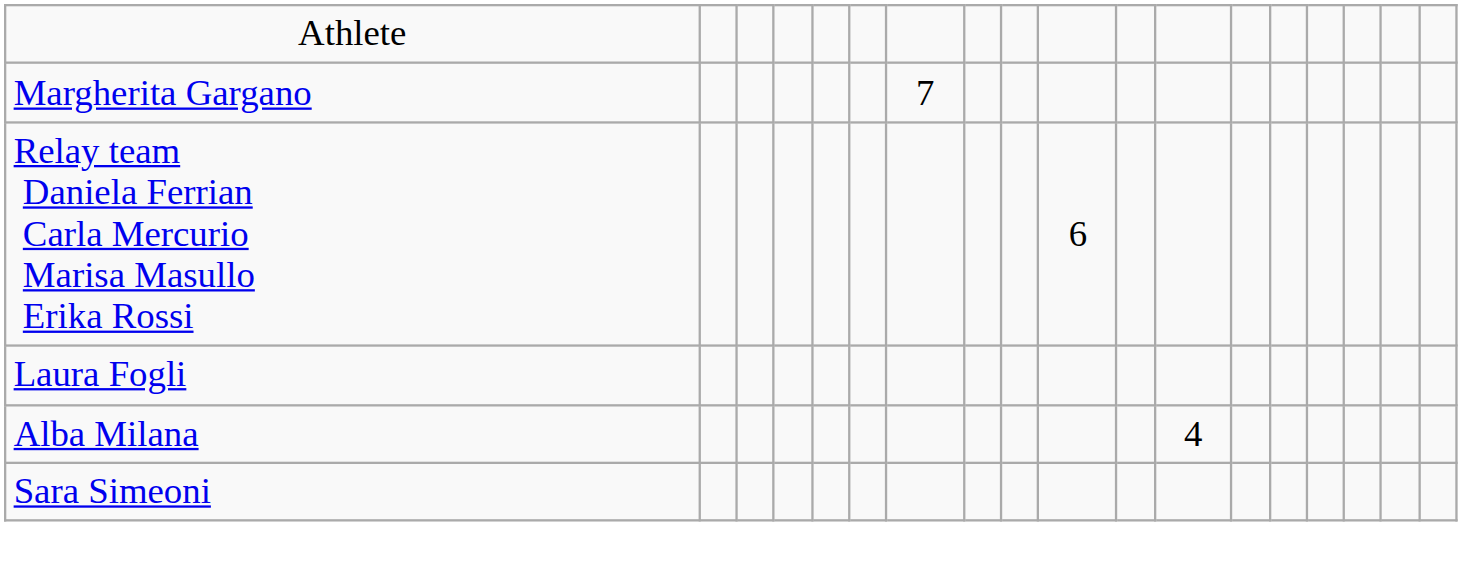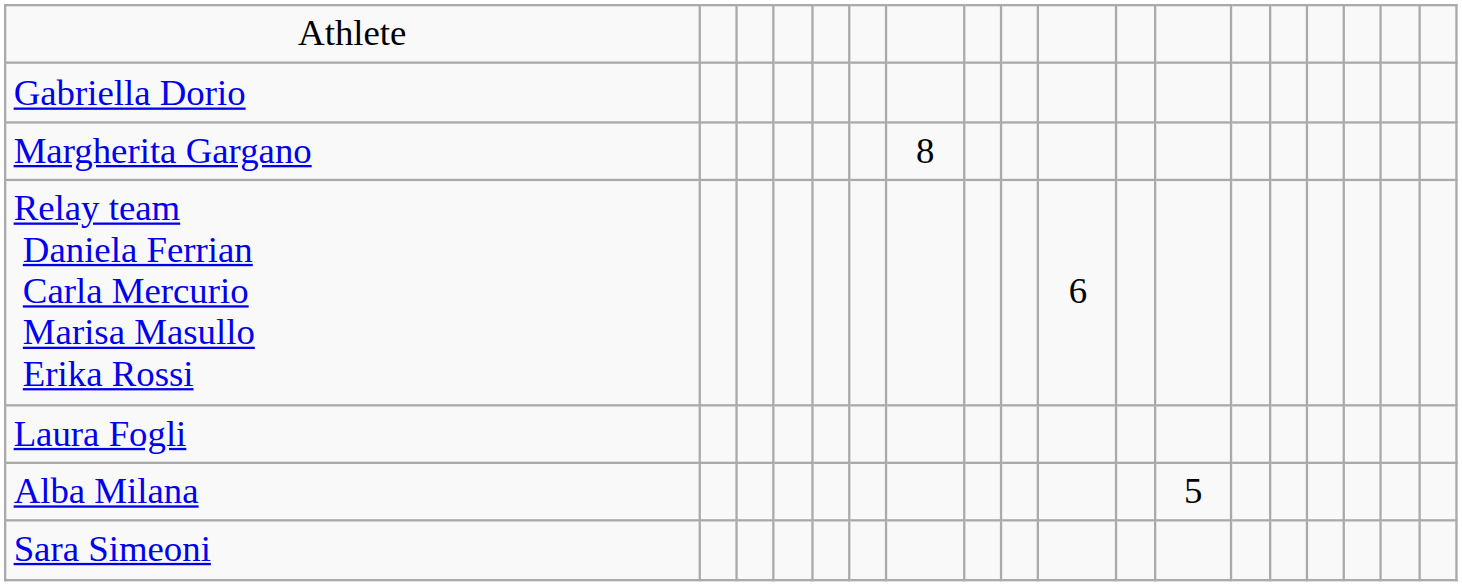+ row: (130, 92)
(925, 92) 7 -> (925, 150) 8
(1193, 432) 4 -> (1193, 491) 5
